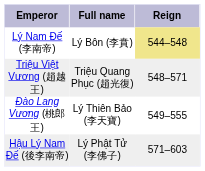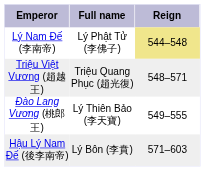(102, 42) Lý Bôn (李賁) -> (102, 42) Lý Phật Tử (李佛子)
(102, 149) Lý Phật Tử (李佛子) -> (102, 150) Lý Bôn (李賁)
